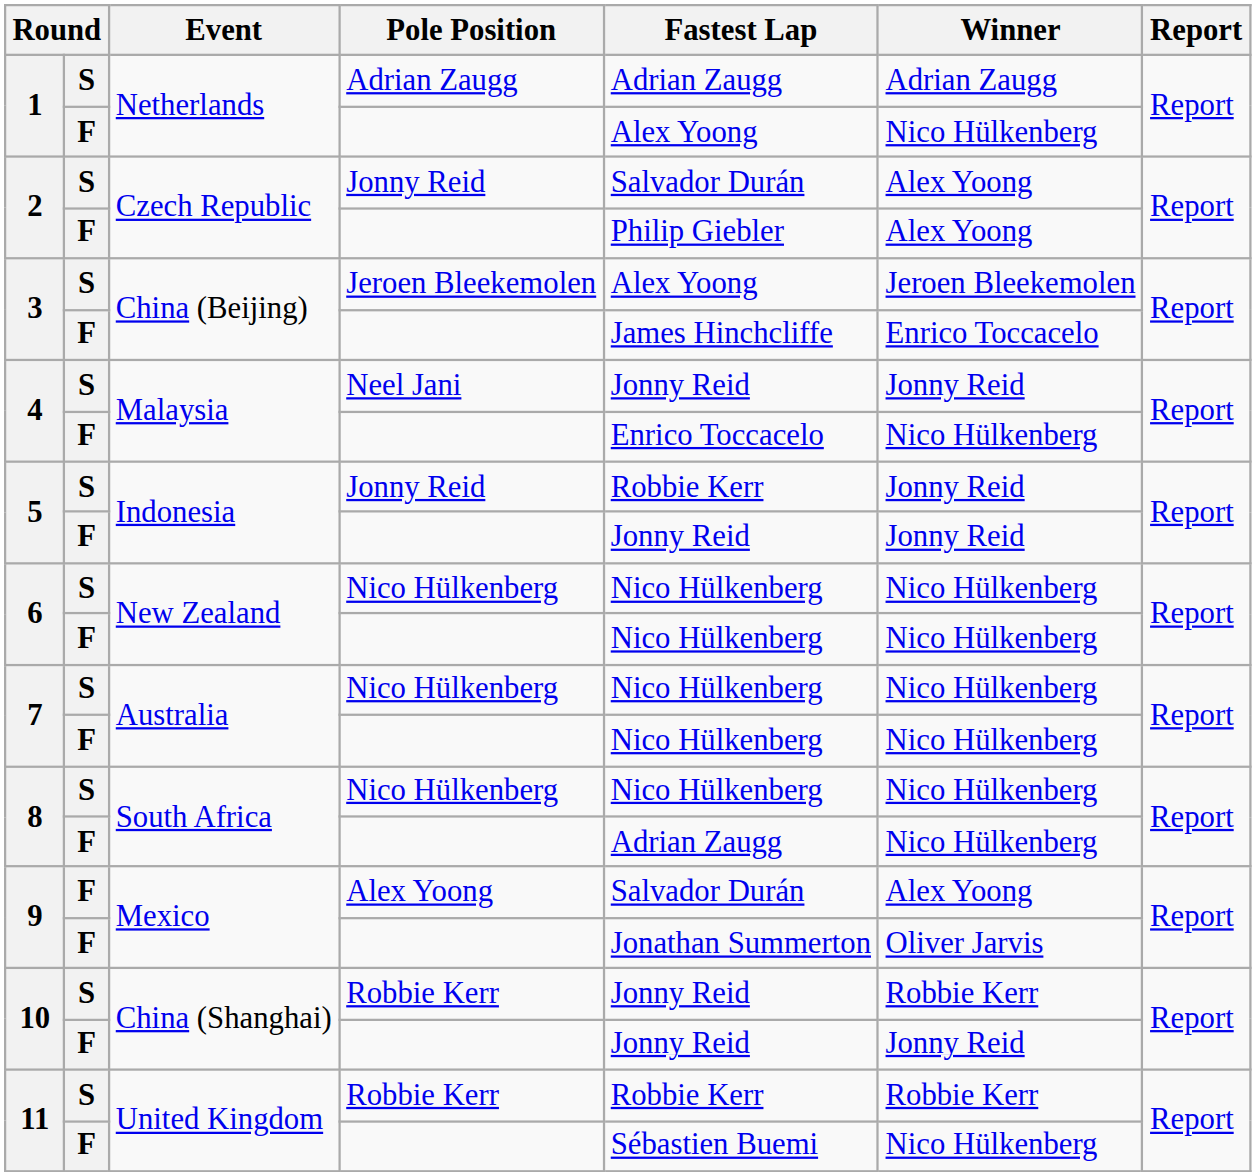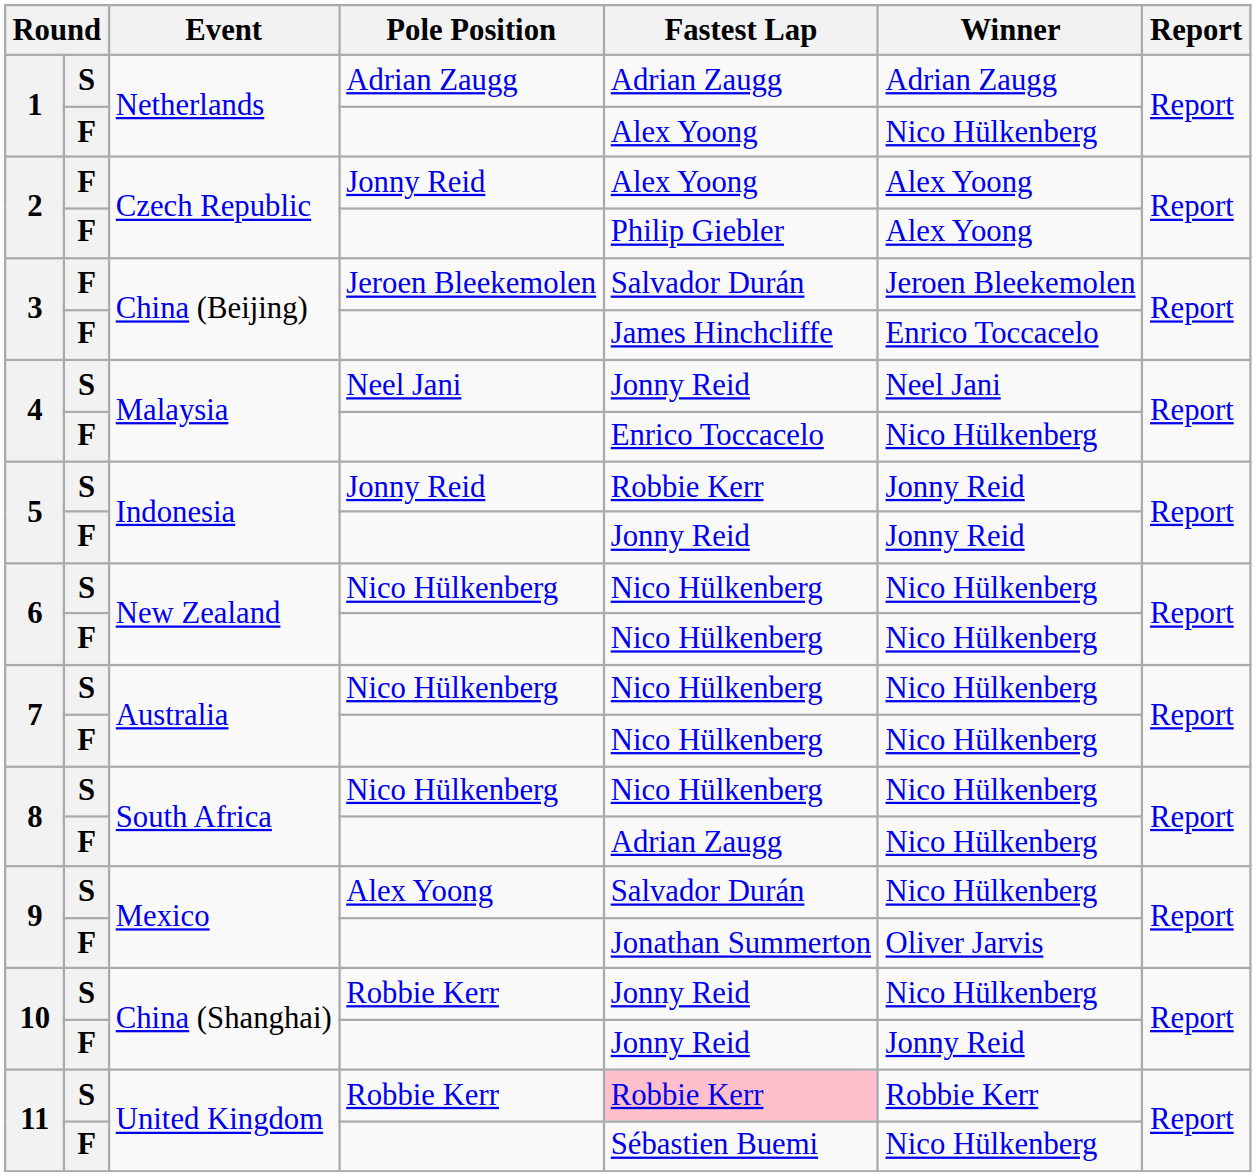(87, 181) S -> (87, 181) F
(708, 181) Salvador Durán -> (684, 181) Alex Yoong
(87, 282) S -> (87, 282) F
(684, 282) Alex Yoong -> (708, 282) Salvador Durán
(955, 384) Jonny Reid -> (943, 384) Neel Jani
(87, 891) F -> (87, 891) S
(959, 891) Alex Yoong -> (991, 891) Nico Hülkenberg
(962, 992) Robbie Kerr -> (991, 992) Nico Hülkenberg
(687, 1094) no background -> (687, 1094) pink background
